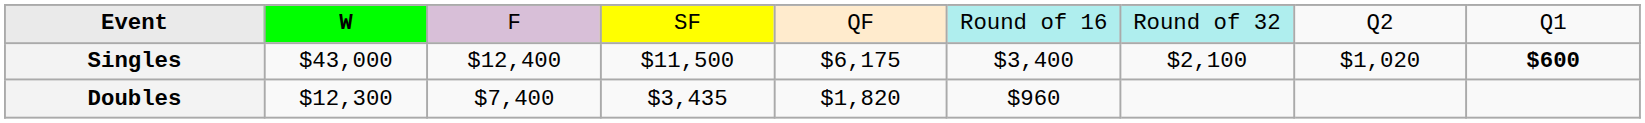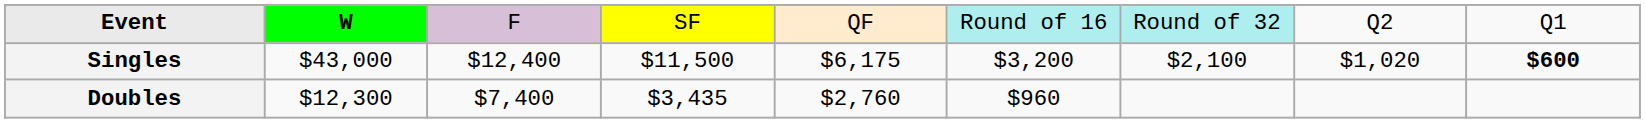(1034, 61) $3,400 -> (1034, 61) $3,200
(861, 99) $1,820 -> (861, 99) $2,760
